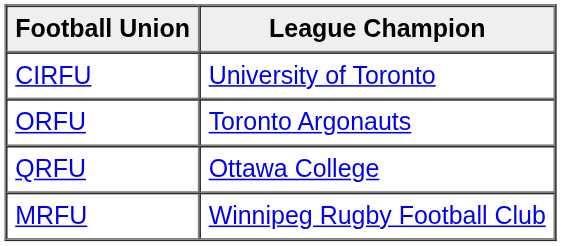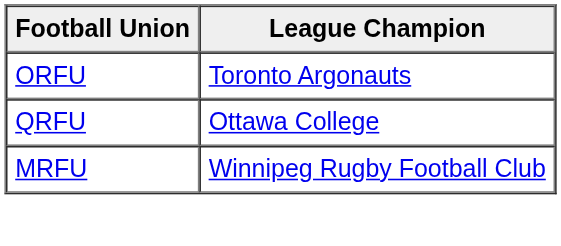- row: (53, 75)
